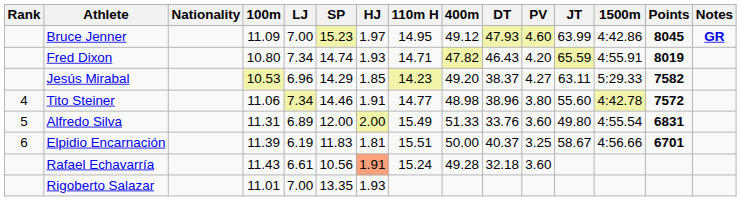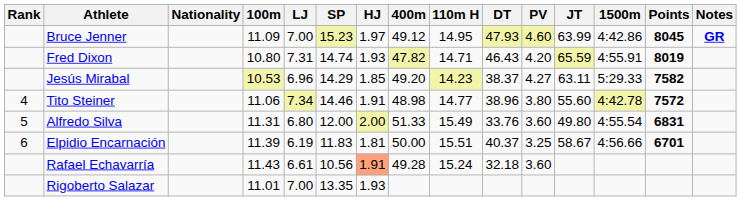columns swapped: (462, 15) <-> (415, 15)
(300, 57) 7.34 -> (300, 57) 7.31
(300, 121) 6.89 -> (300, 121) 6.80
